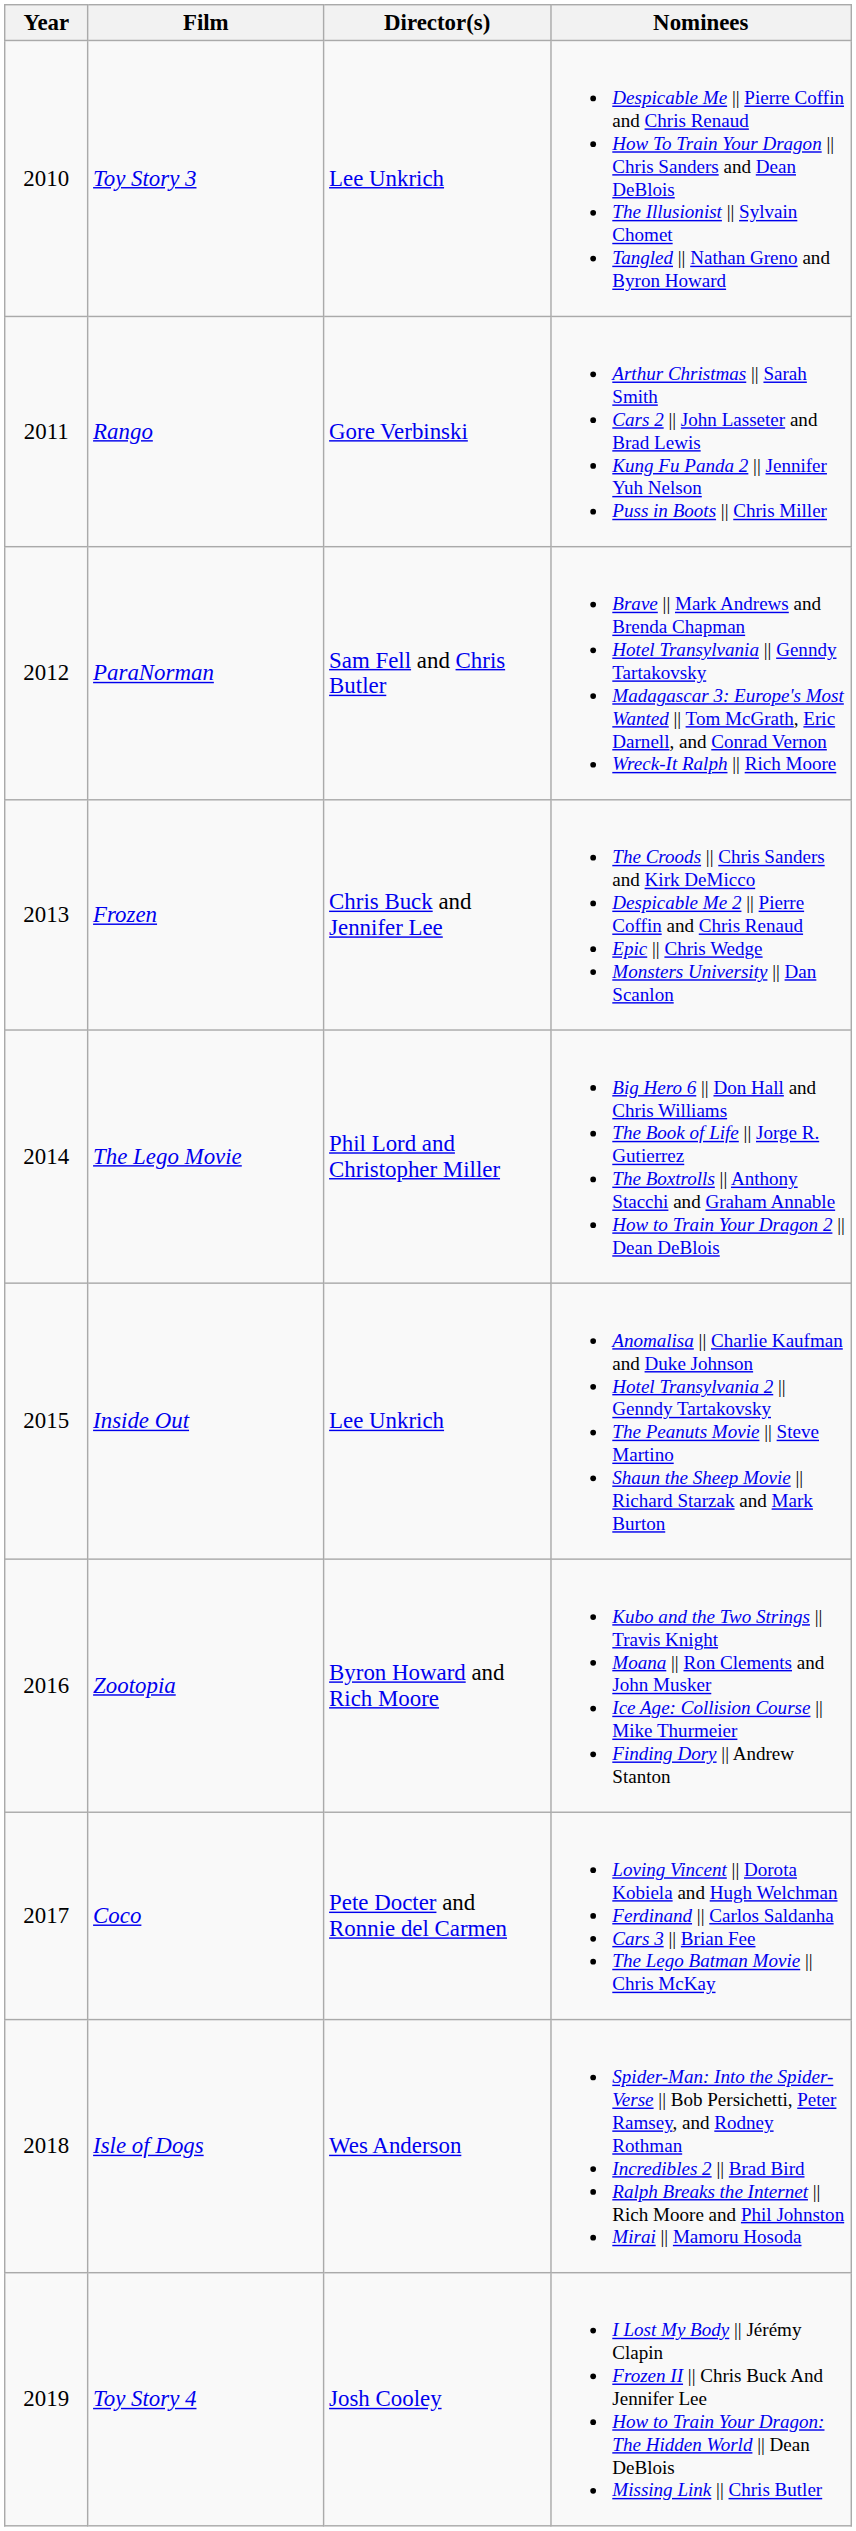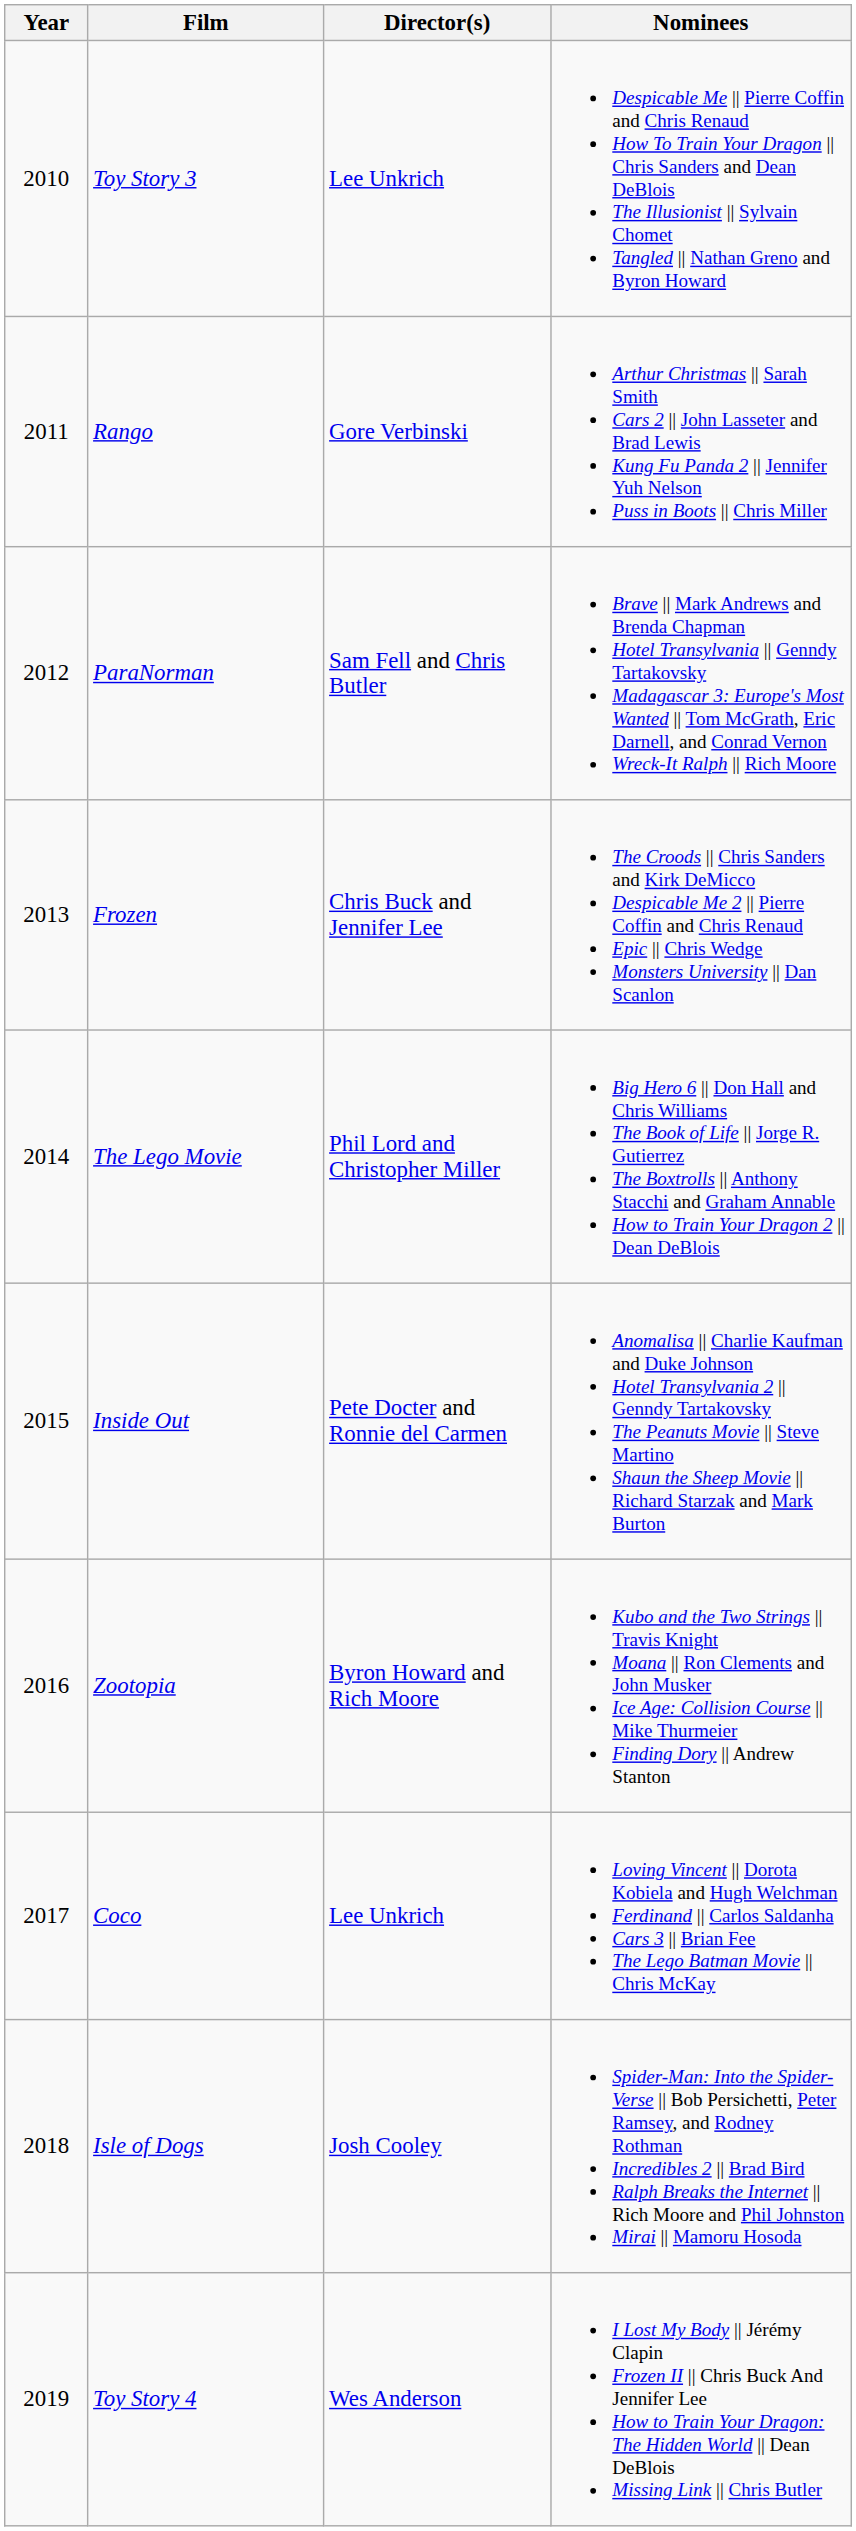(387, 1421) Lee Unkrich -> (418, 1421) Pete Docter and Ronnie del Carmen
(418, 1915) Pete Docter and Ronnie del Carmen -> (387, 1915) Lee Unkrich
(395, 2146) Wes Anderson -> (385, 2146) Josh Cooley
(385, 2399) Josh Cooley -> (395, 2399) Wes Anderson
